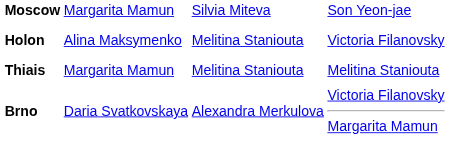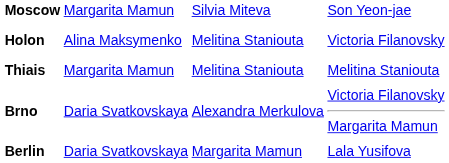+ row: (25, 151)
